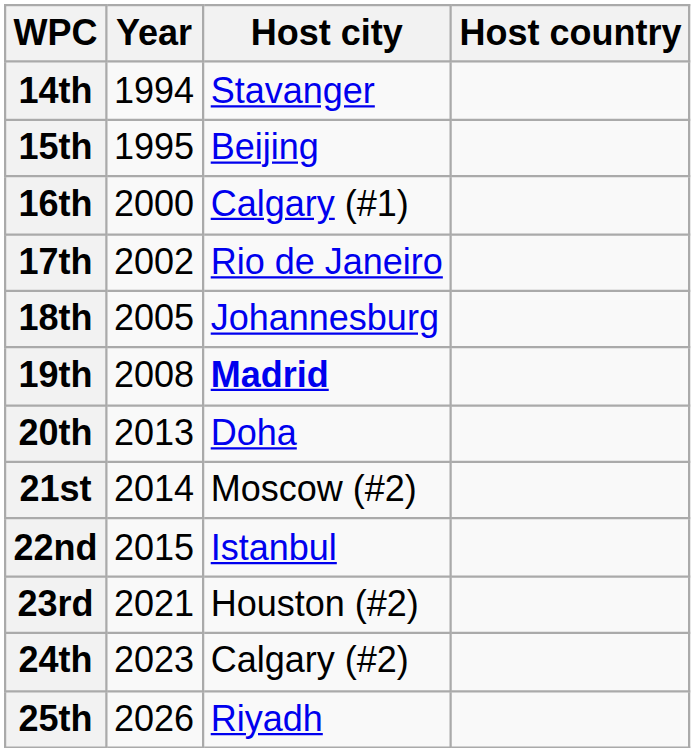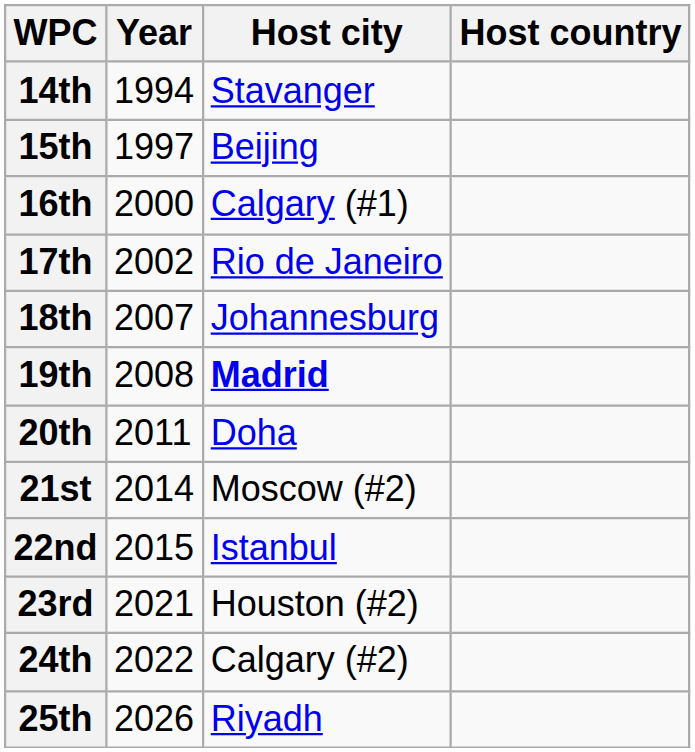(154, 147) 1995 -> (154, 147) 1997
(154, 318) 2005 -> (154, 318) 2007
(154, 432) 2013 -> (153, 432) 2011
(154, 661) 2023 -> (154, 661) 2022
